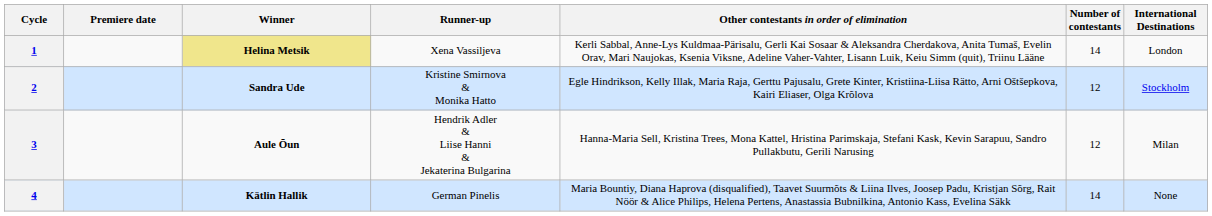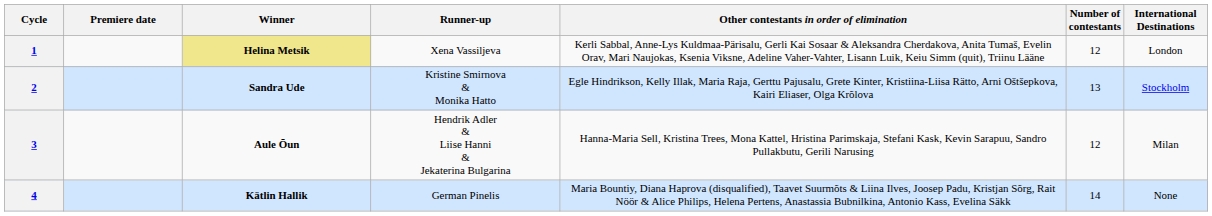(1095, 51) 14 -> (1095, 51) 12
(1095, 88) 12 -> (1095, 88) 13
